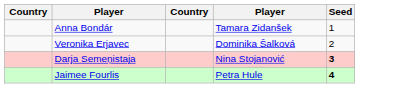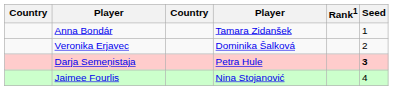+ column: (343, 13)
(250, 59) Nina Stojanović -> (239, 62) Petra Hule
(239, 75) Petra Hule -> (250, 77) Nina Stojanović
(331, 75) bold -> (365, 77) normal
